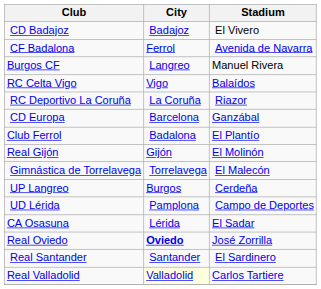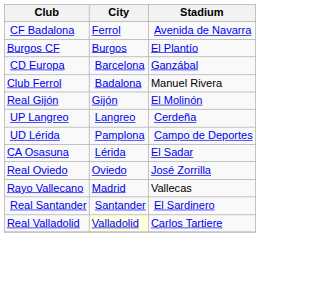- row: (38, 30)
(168, 65) Langreo -> (109, 48) Burgos
(248, 65) Manuel Rivera -> (175, 48) El Plantío
- row: (42, 83)
- row: (69, 100)
(236, 135) El Plantío -> (186, 83) Manuel Rivera
- row: (74, 170)
(164, 188) Burgos -> (114, 118) Langreo
(165, 240) bold -> (109, 170) normal
+ row: (45, 188)
